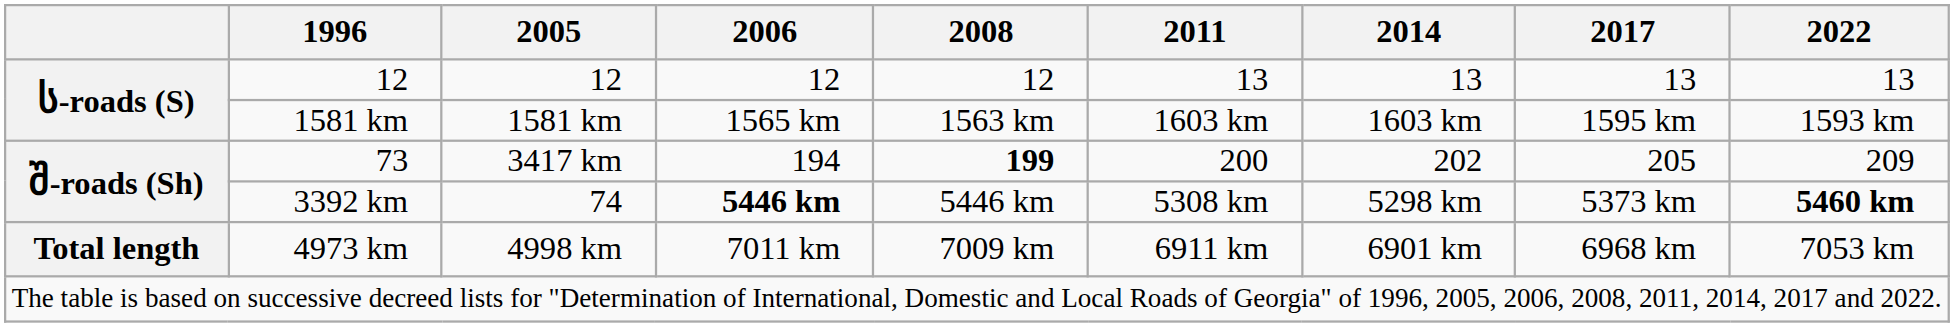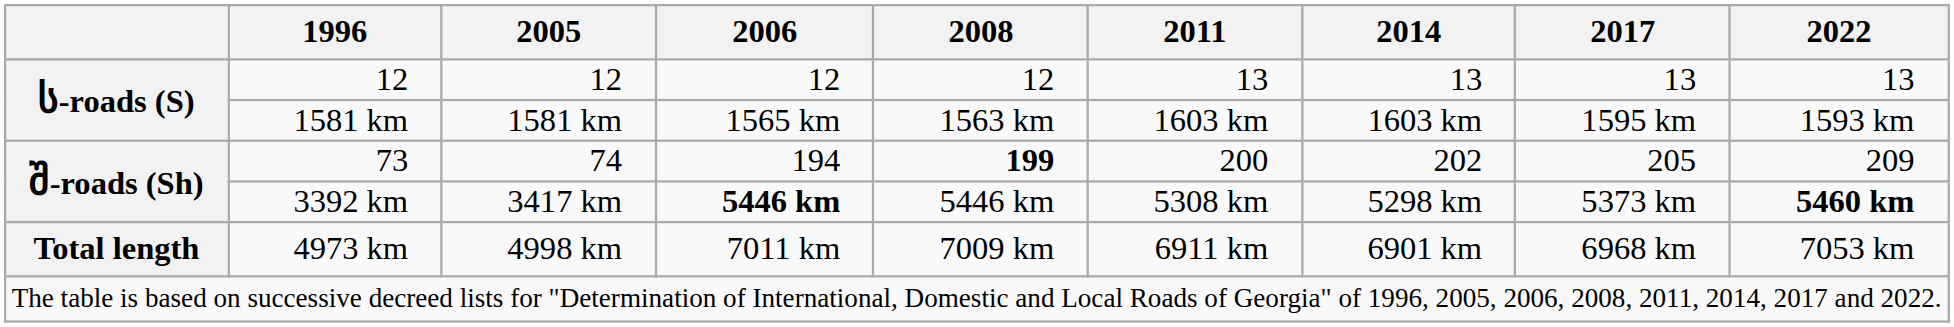(565, 160) 3417 km -> (606, 160) 74
(606, 200) 74 -> (565, 200) 3417 km
